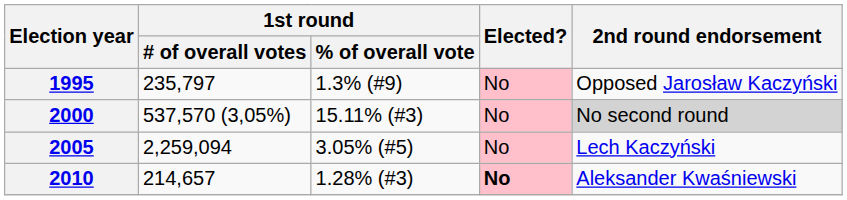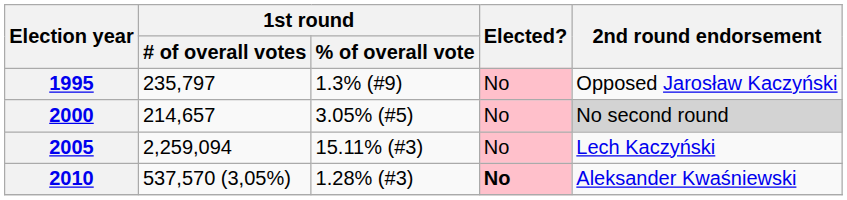(217, 115) 537,570 (3,05%) -> (179, 115) 214,657
(369, 115) 15.11% (#3) -> (364, 115) 3.05% (#5)
(364, 147) 3.05% (#5) -> (369, 147) 15.11% (#3)
(179, 178) 214,657 -> (217, 178) 537,570 (3,05%)
